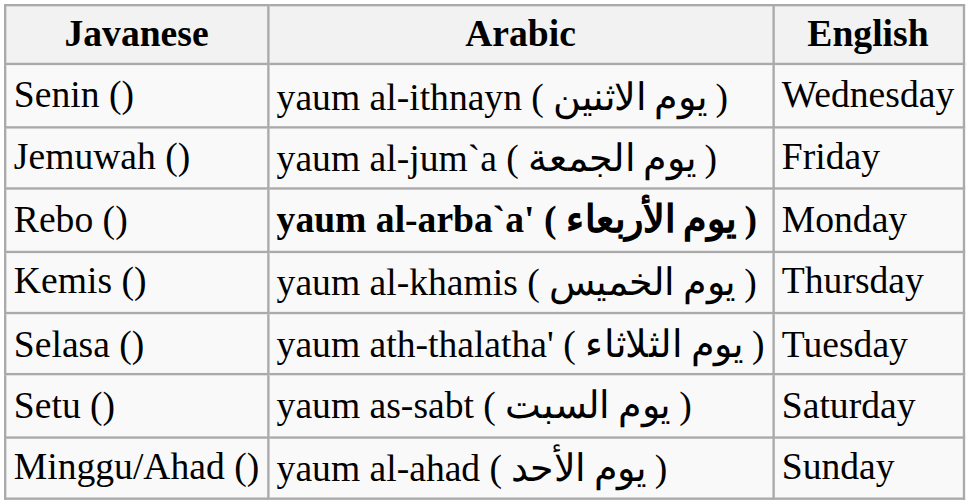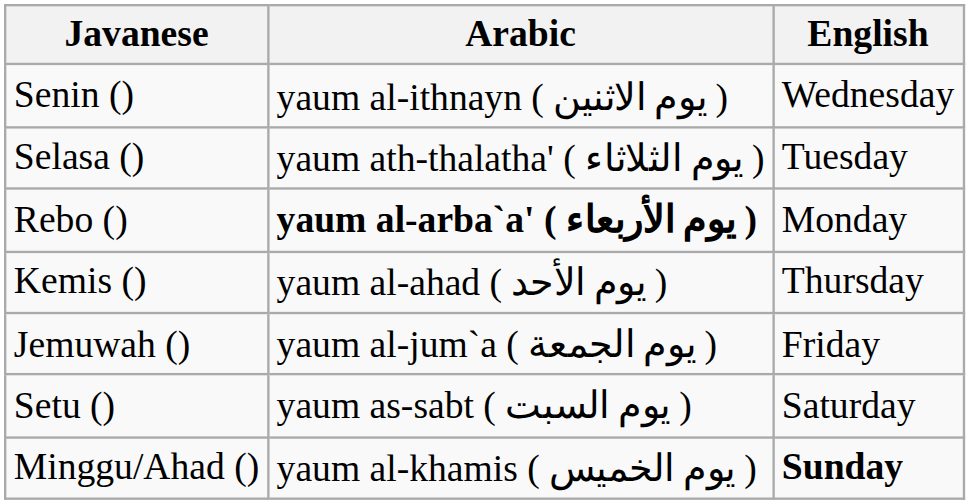rows swapped: (79, 343) <-> (102, 157)
(517, 282) yaum al-khamis ( يوم الخميس ) -> (472, 282) yaum al-ahad ( يوم الأحد )
(472, 468) yaum al-ahad ( يوم الأحد ) -> (517, 468) yaum al-khamis ( يوم الخميس )
(838, 467) normal -> (842, 467) bold
